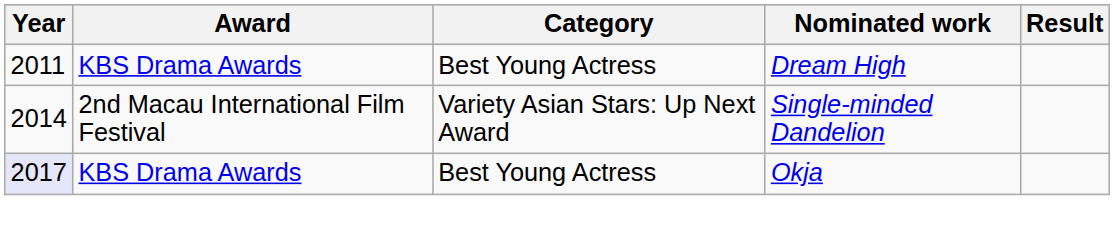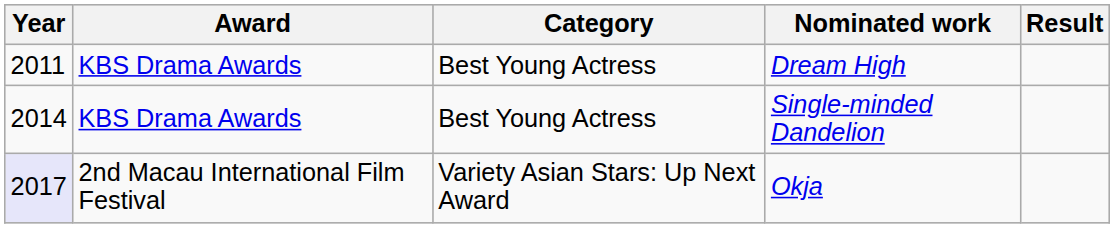(242, 118) 2nd Macau International Film Festival -> (190, 118) KBS Drama Awards
(597, 118) Variety Asian Stars: Up Next Award -> (547, 118) Best Young Actress
(190, 173) KBS Drama Awards -> (242, 187) 2nd Macau International Film Festival
(547, 173) Best Young Actress -> (597, 187) Variety Asian Stars: Up Next Award
